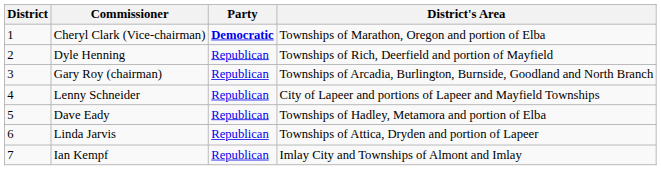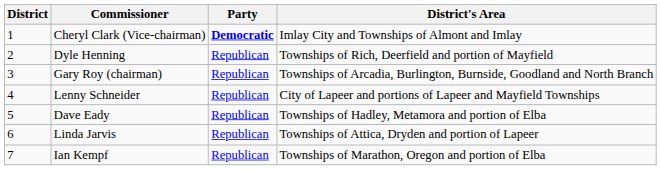(412, 34) Townships of Marathon, Oregon and portion of Elba -> (401, 34) Imlay City and Townships of Almont and Imlay
(401, 154) Imlay City and Townships of Almont and Imlay -> (412, 154) Townships of Marathon, Oregon and portion of Elba
